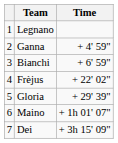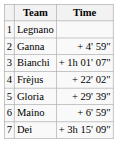(94, 63) + 6' 59" -> (85, 63) + 1h 01' 07"
(85, 113) + 1h 01' 07" -> (94, 113) + 6' 59"
